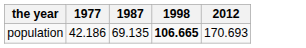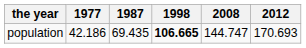+ column: (226, 14)
(130, 33) 69.135 -> (130, 33) 69.435
